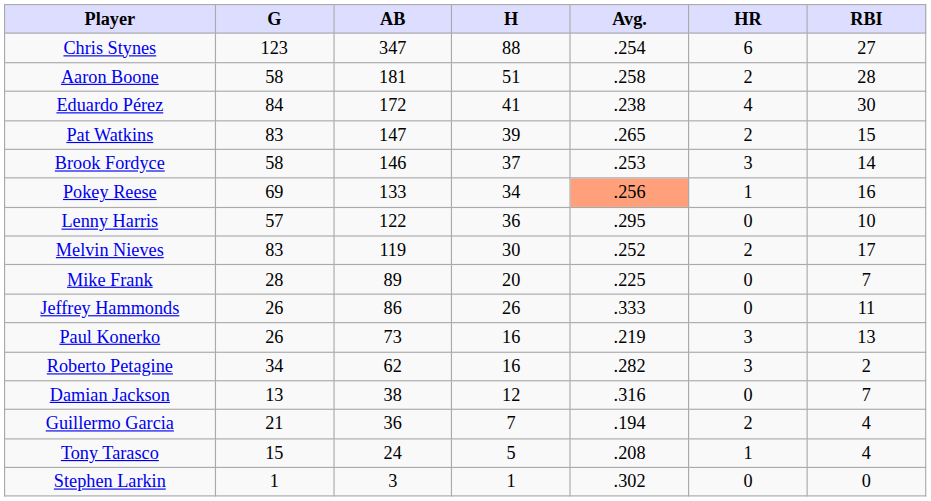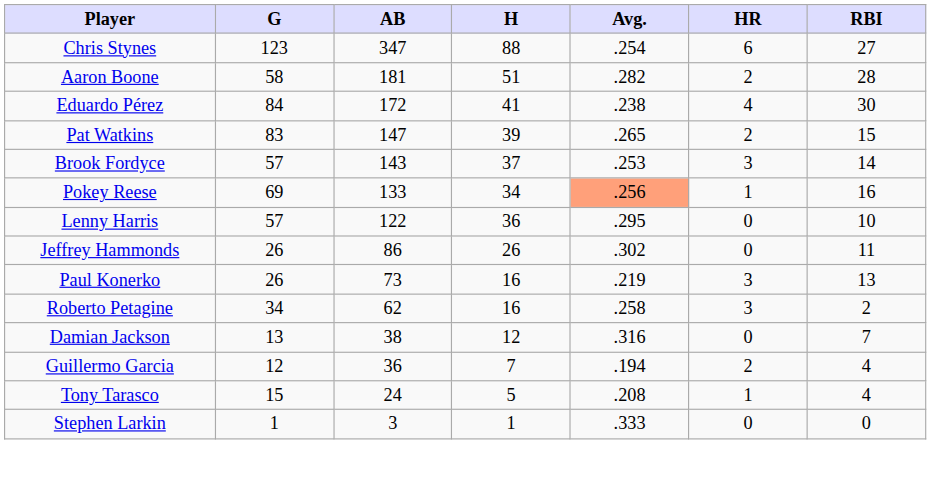(630, 76) .258 -> (630, 76) .282
(274, 163) 58 -> (274, 163) 57
(393, 163) 146 -> (393, 163) 143
- row: (110, 250)
- row: (110, 279)
(630, 308) .333 -> (630, 250) .302
(630, 366) .282 -> (630, 308) .258
(274, 423) 21 -> (274, 366) 12
(630, 481) .302 -> (630, 423) .333
